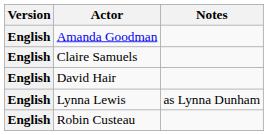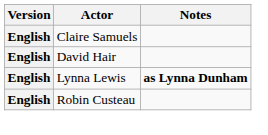- row: (107, 36)
(212, 99) normal -> (196, 78) bold
